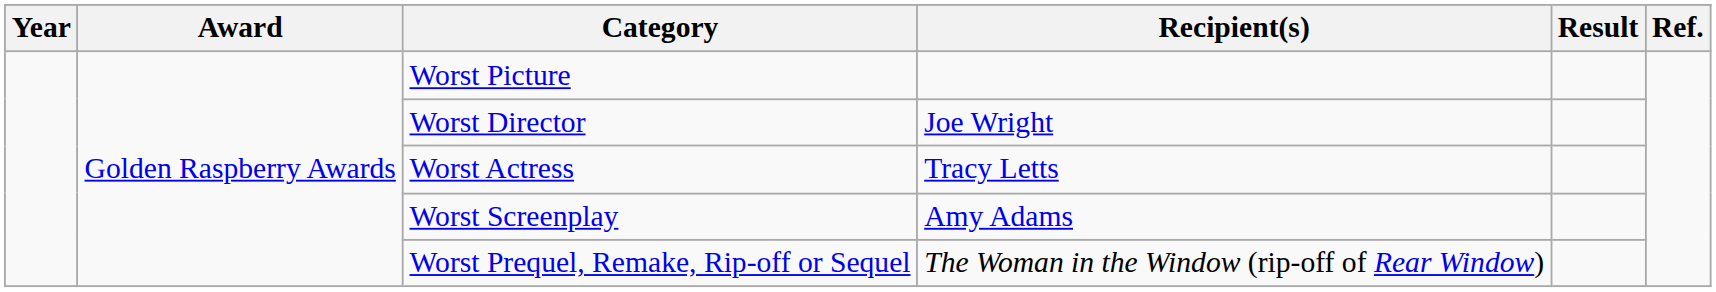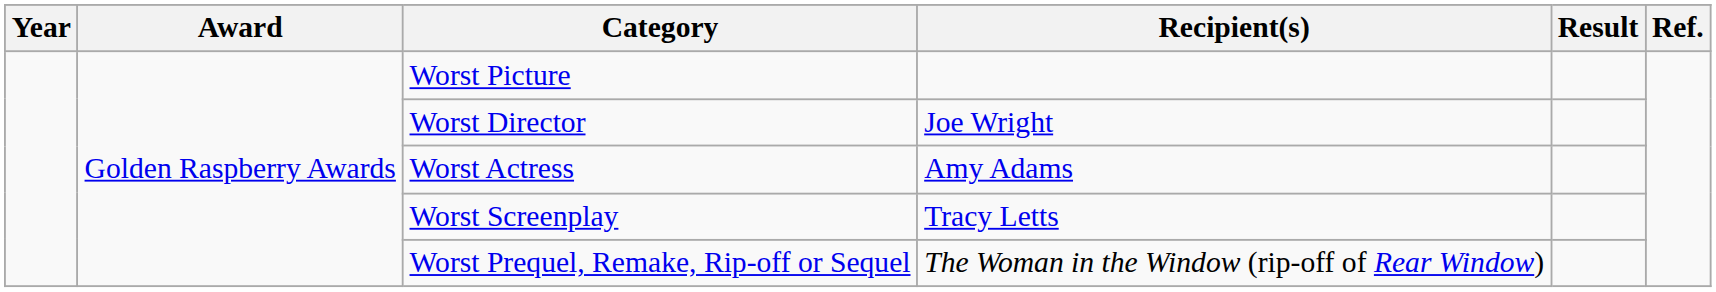(991, 168) Tracy Letts -> (999, 168) Amy Adams
(999, 215) Amy Adams -> (991, 215) Tracy Letts
